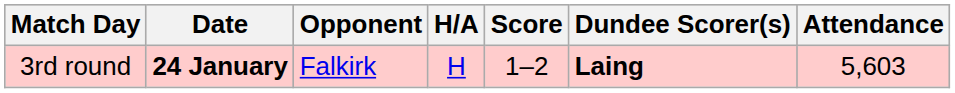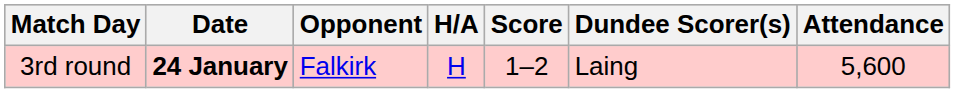(609, 66) bold -> (606, 66) normal
(873, 66) 5,603 -> (873, 66) 5,600
